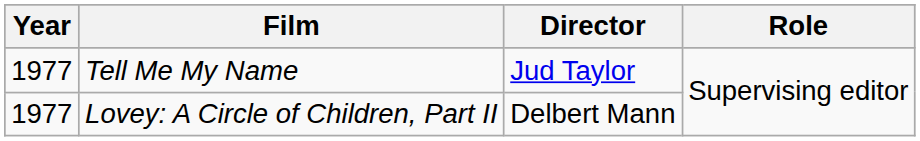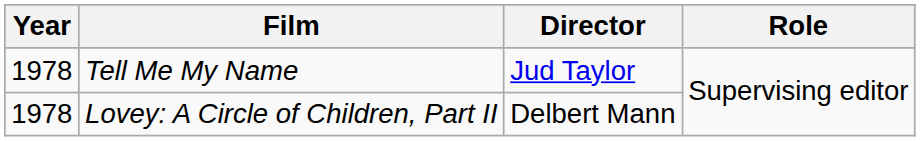(42, 69) 1977 -> (42, 69) 1978
(42, 113) 1977 -> (42, 113) 1978
